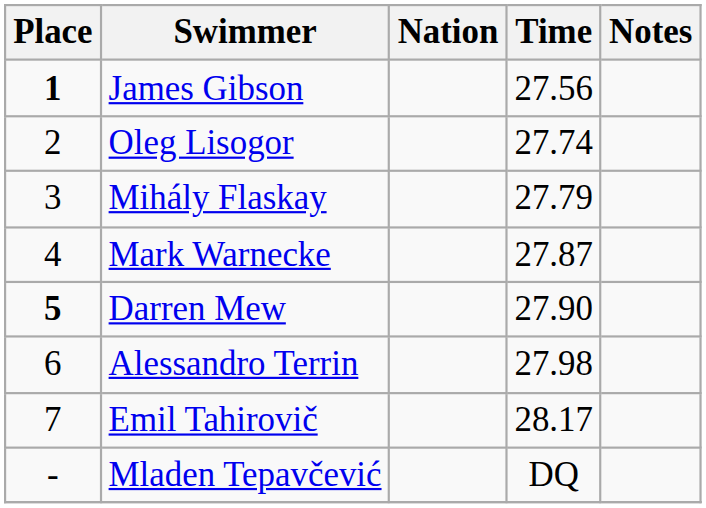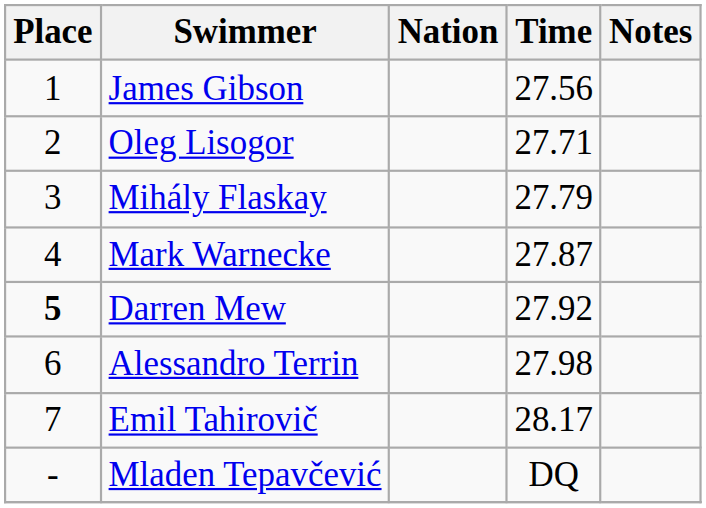(53, 87) bold -> (53, 87) normal
(554, 142) 27.74 -> (554, 142) 27.71
(554, 308) 27.90 -> (554, 308) 27.92
